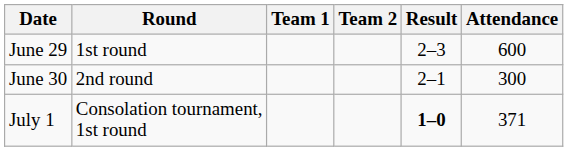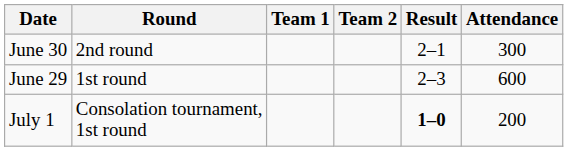rows swapped: (38, 49) <-> (38, 79)
(512, 119) 371 -> (512, 119) 200
